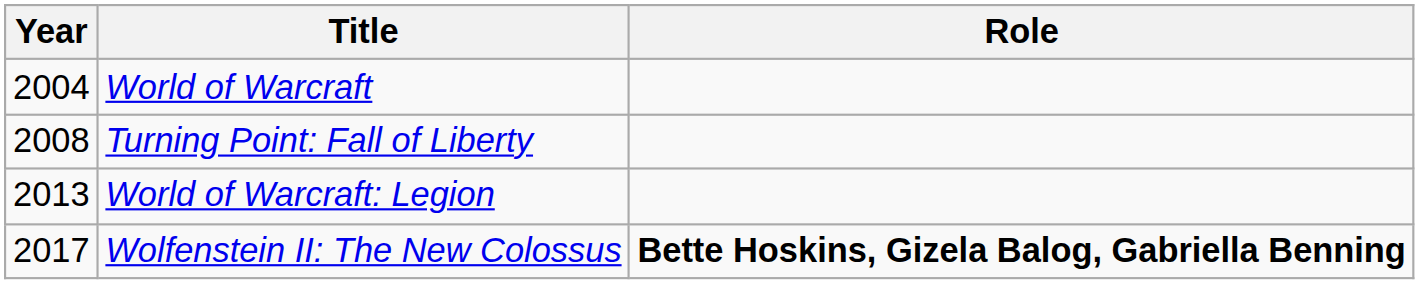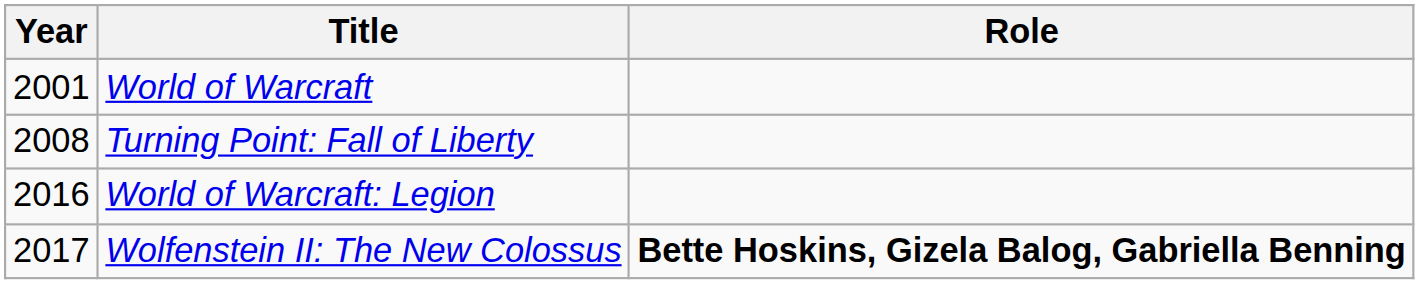(51, 86) 2004 -> (51, 86) 2001
(51, 195) 2013 -> (51, 195) 2016
